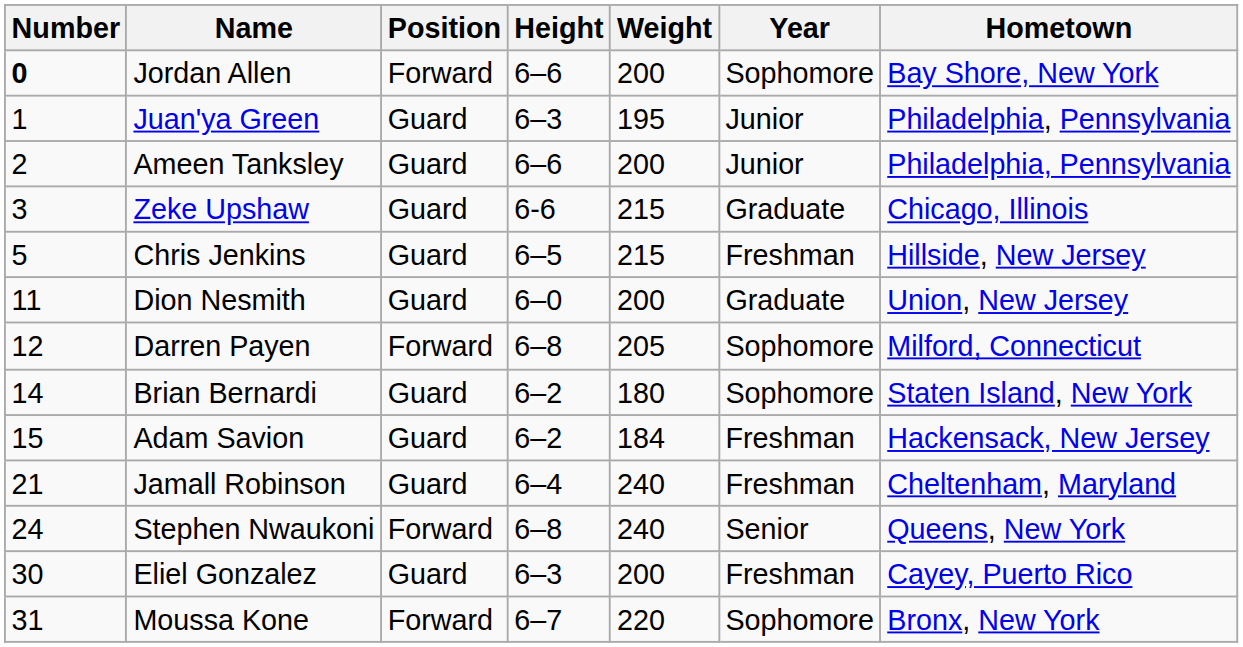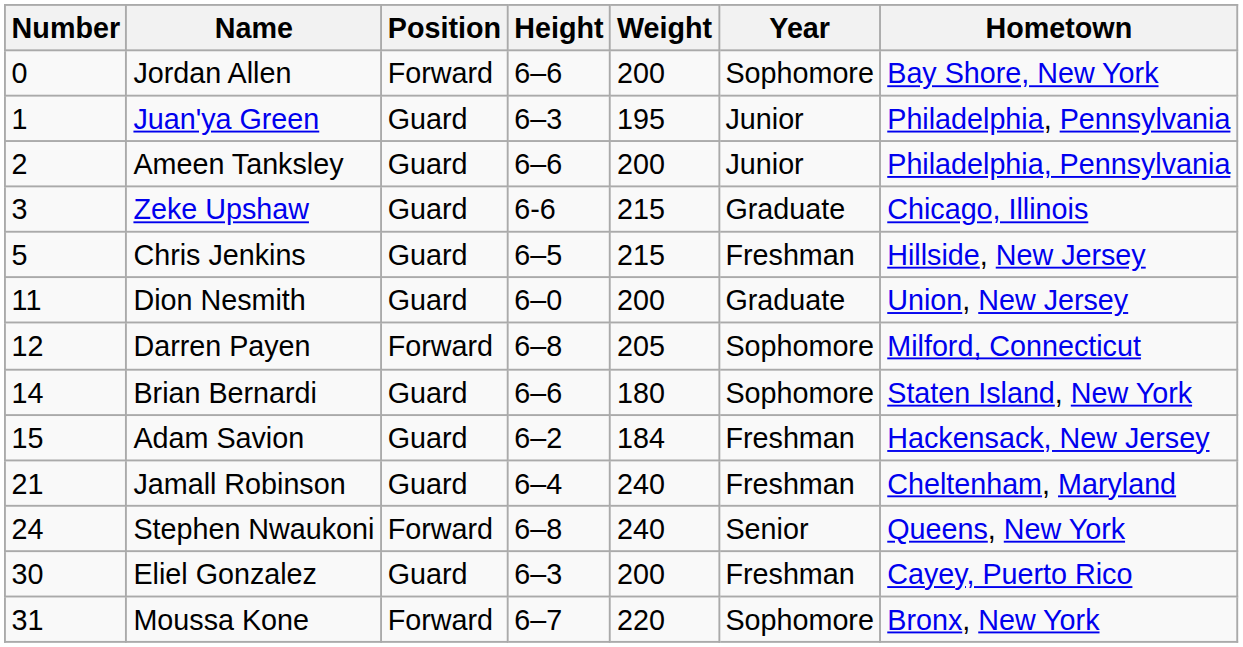(20, 73) bold -> (20, 73) normal
(538, 392) 6–2 -> (538, 392) 6–6
